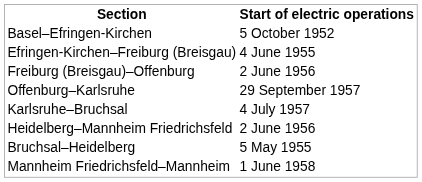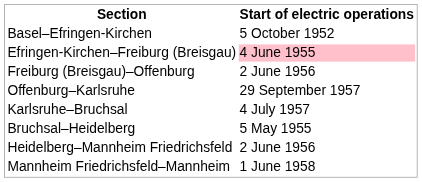(277, 53) no background -> (277, 53) pink background
rows swapped: (71, 147) <-> (120, 128)
